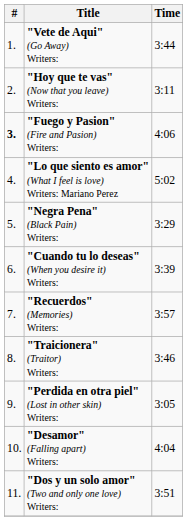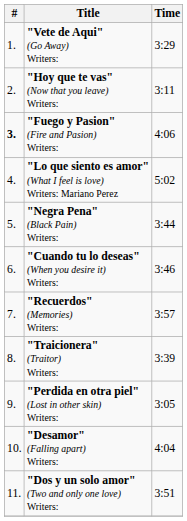(165, 45) 3:44 -> (165, 45) 3:29
(165, 224) 3:29 -> (165, 224) 3:44
(165, 269) 3:39 -> (165, 269) 3:46
(165, 359) 3:46 -> (165, 359) 3:39
